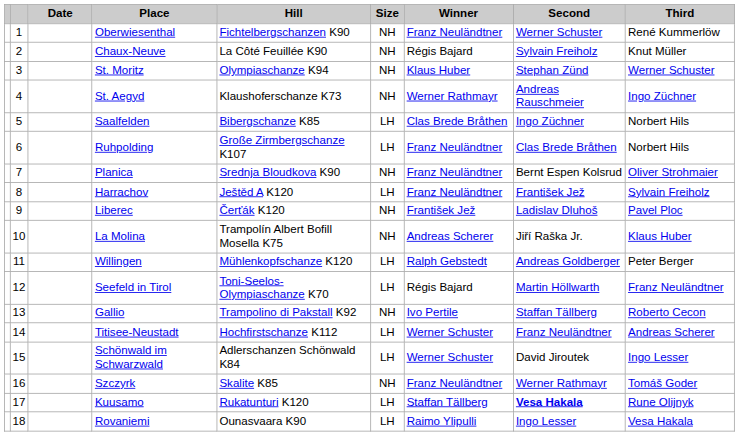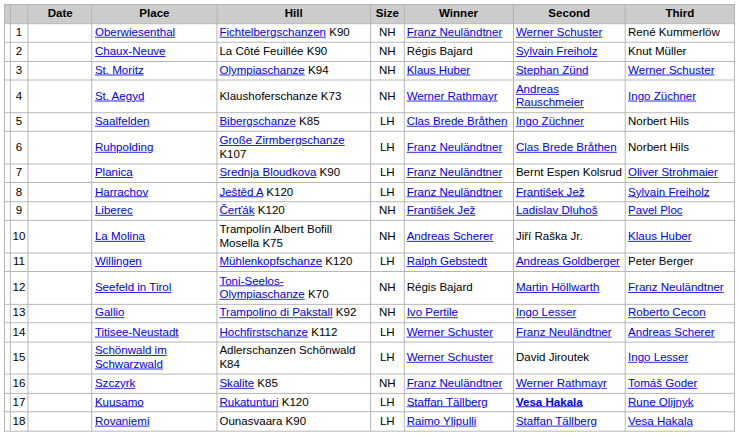(387, 172) NH -> (387, 172) LH
(387, 287) LH -> (387, 287) NH
(556, 313) Staffan Tällberg -> (546, 313) Ingo Lesser
(546, 421) Ingo Lesser -> (556, 421) Staffan Tällberg
